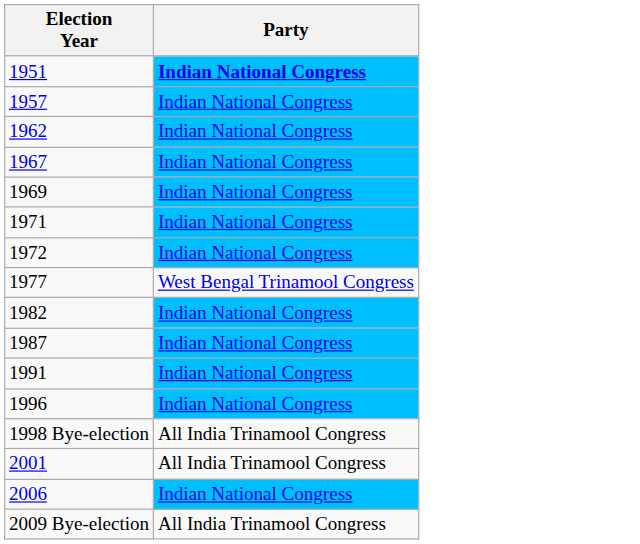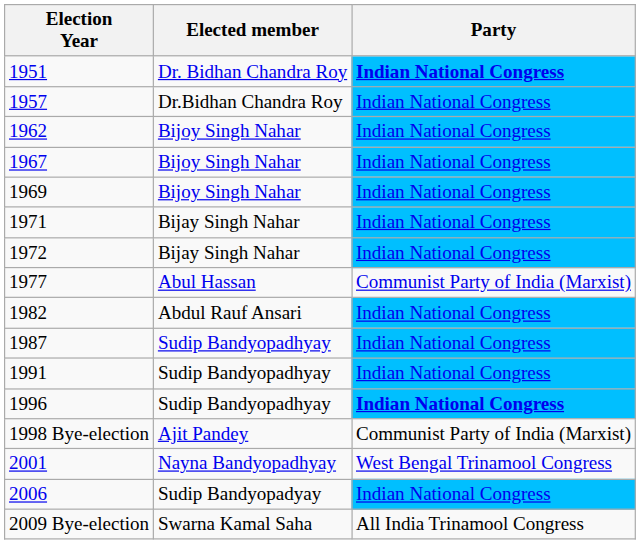+ column: (253, 30)
(286, 282) West Bengal Trinamool Congress -> (493, 282) Communist Party of India (Marxist)
(255, 403) normal -> (460, 403) bold
(272, 433) All India Trinamool Congress -> (493, 433) Communist Party of India (Marxist)
(272, 463) All India Trinamool Congress -> (484, 463) West Bengal Trinamool Congress
